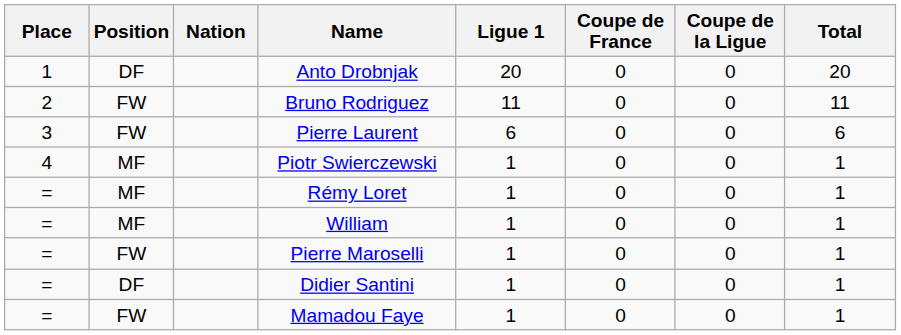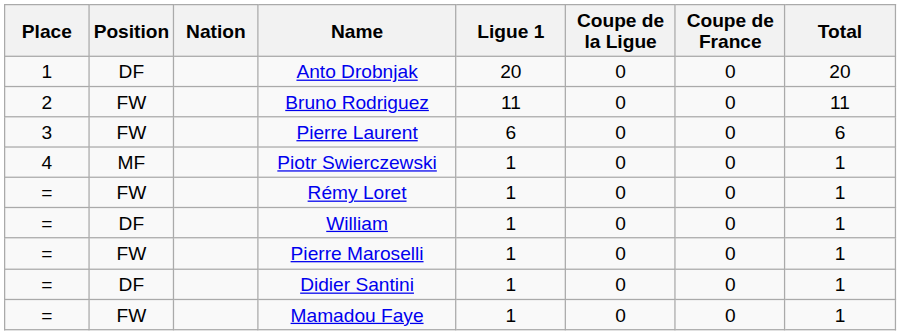columns swapped: (621, 31) <-> (730, 31)
(131, 193) MF -> (131, 193) FW
(131, 223) MF -> (131, 223) DF
